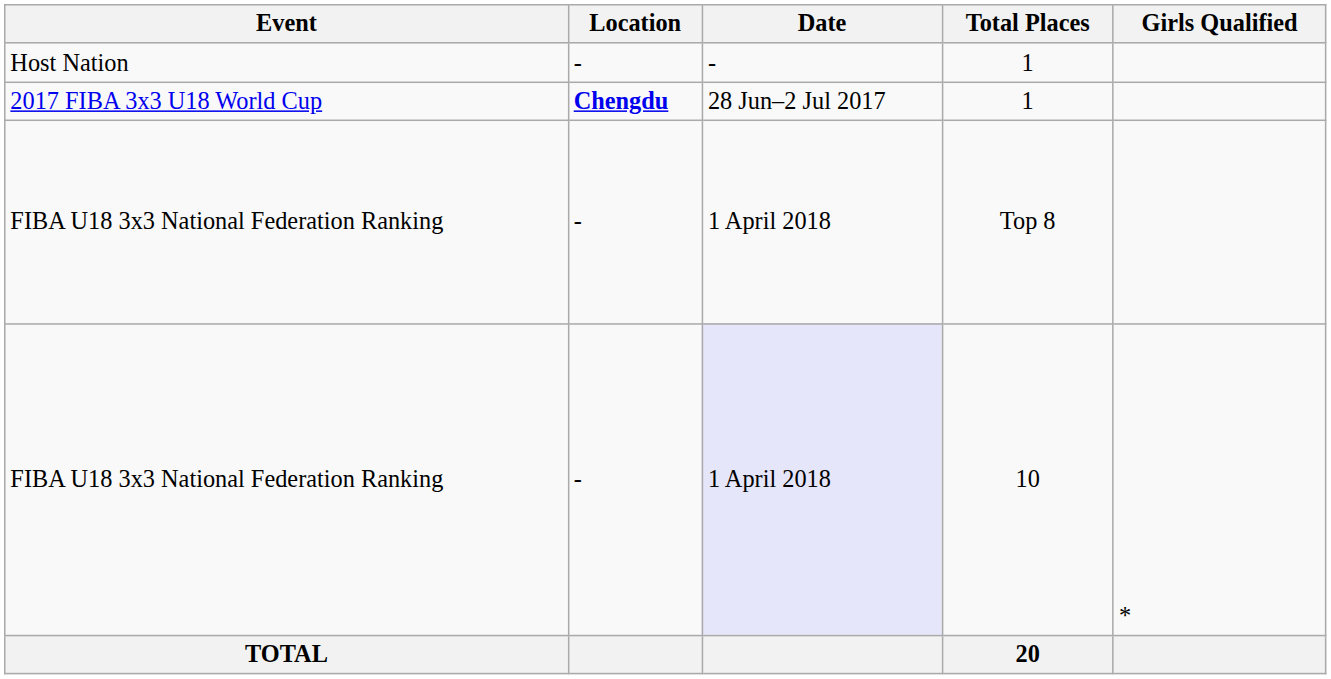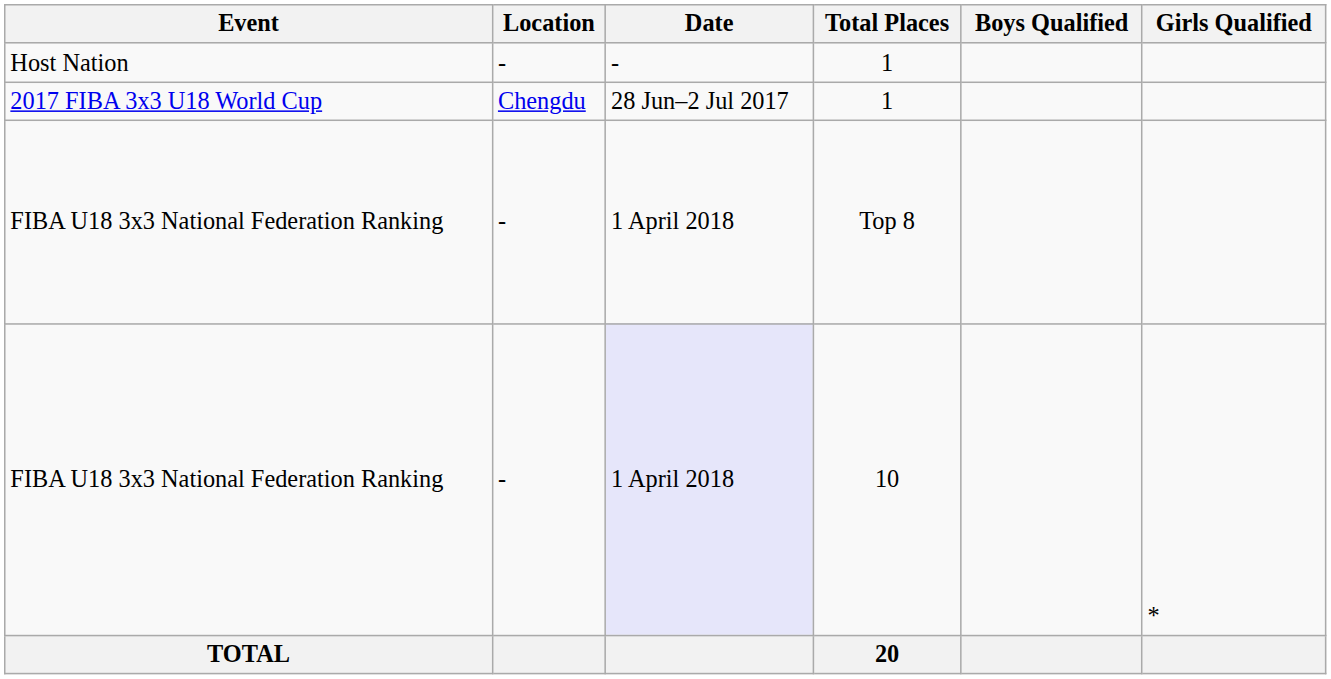+ column: (1052, 23)
(621, 100) bold -> (542, 100) normal
